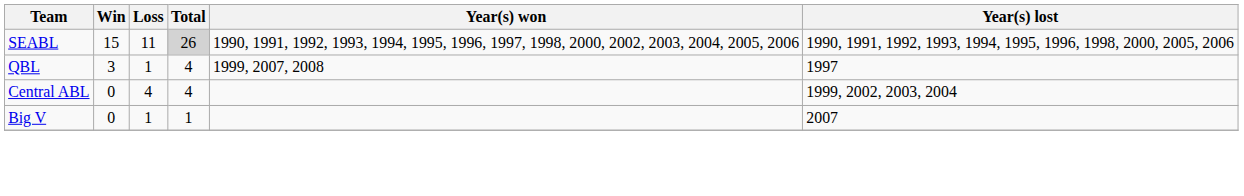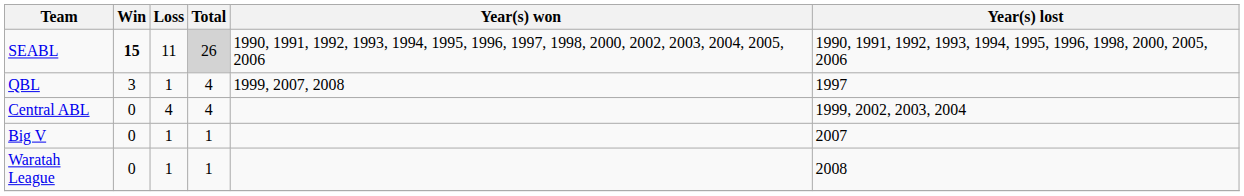(111, 42) normal -> (132, 51) bold
+ row: (34, 169)
